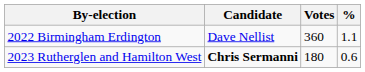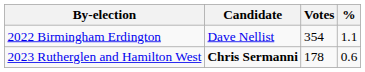(314, 36) 360 -> (314, 36) 354
(314, 57) 180 -> (314, 57) 178
